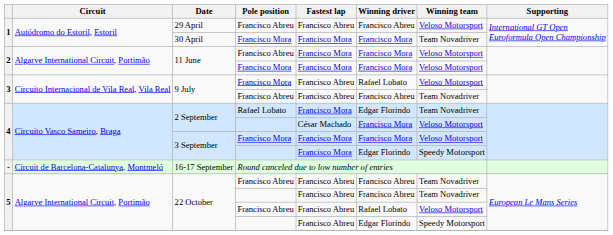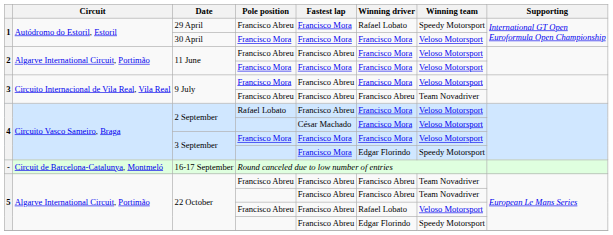(326, 25) Francisco Abreu -> (325, 25) Francisco Mora
(386, 25) Francisco Abreu -> (383, 25) Rafael Lobato
(451, 25) Veloso Motorsport -> (452, 25) Speedy Motorsport
(449, 39) Team Novadriver -> (451, 39) Veloso Motorsport
(325, 53) Francisco Mora -> (326, 53) Francisco Abreu
(383, 81) Rafael Lobato -> (385, 81) Francisco Mora
(325, 110) Francisco Mora -> (326, 110) Francisco Abreu
(384, 110) Edgar Florindo -> (385, 110) Francisco Mora
(449, 110) Team Novadriver -> (451, 110) Veloso Motorsport
